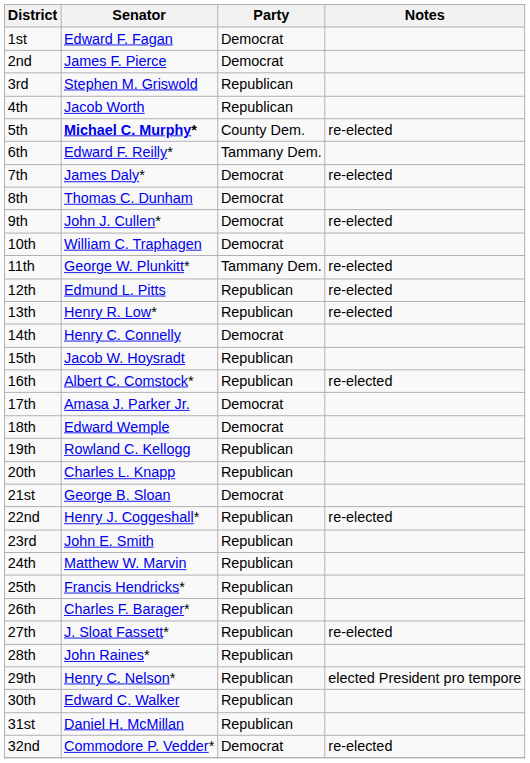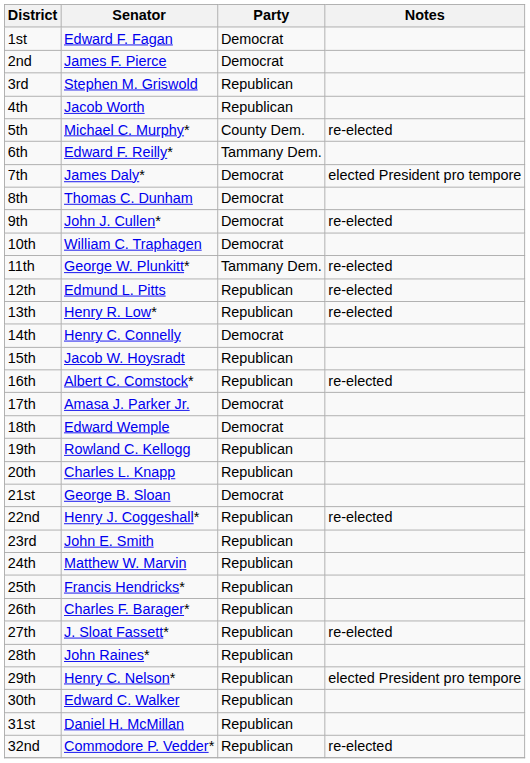(130, 130) bold -> (127, 130) normal
(360, 175) re-elected -> (425, 175) elected President pro tempore
(252, 746) Democrat -> (257, 746) Republican
